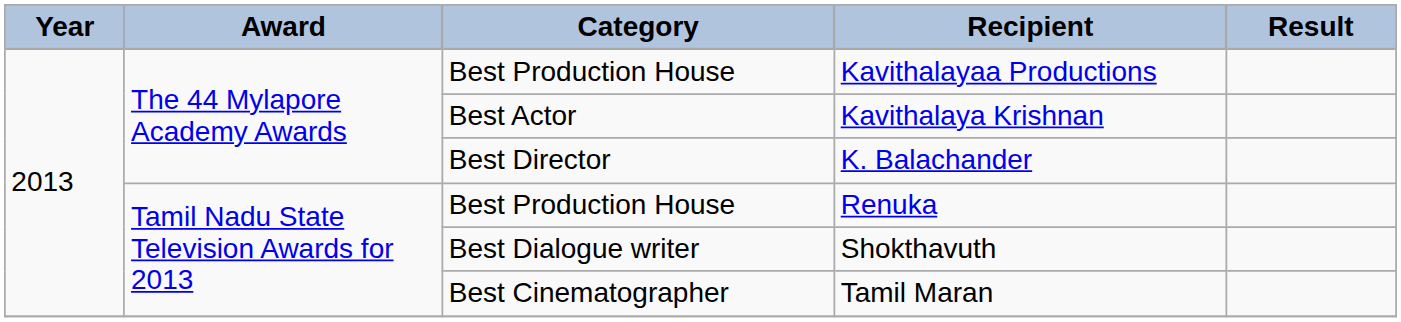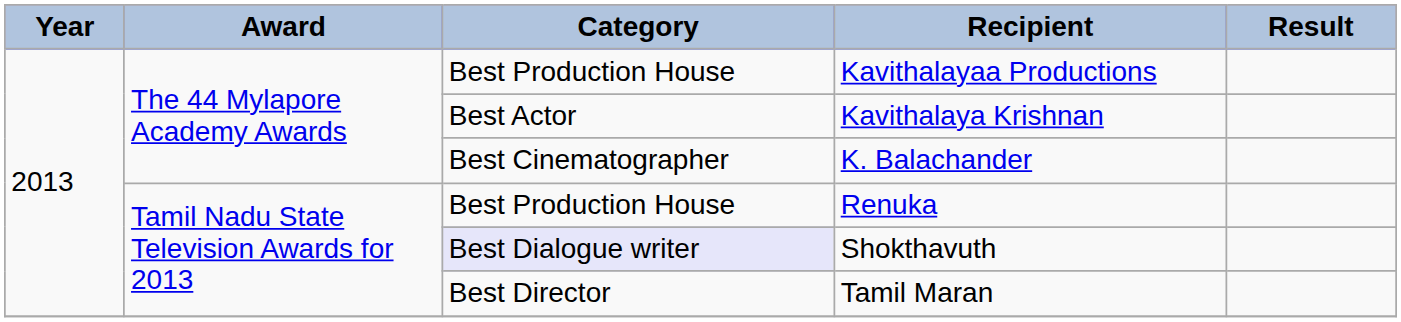(530, 159) Best Director -> (589, 159) Best Cinematographer
(574, 248) no background -> (574, 248) lavender background
(589, 293) Best Cinematographer -> (530, 293) Best Director
